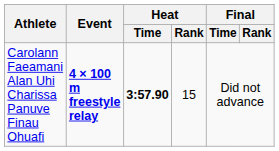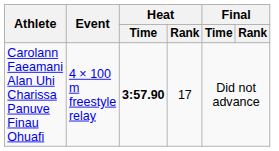(95, 95) bold -> (93, 95) normal
(189, 95) 15 -> (185, 95) 17
